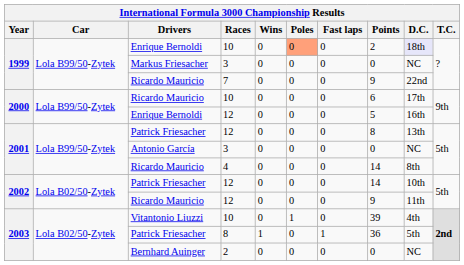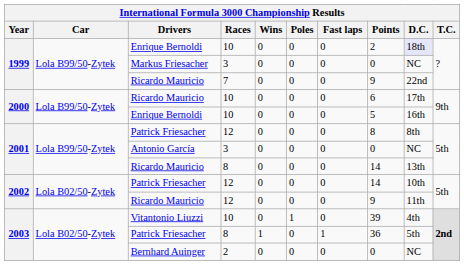(291, 46) lightsalmon background -> (291, 46) no background
(228, 114) 12 -> (228, 114) 10
(416, 131) 13th -> (413, 131) 8th
(226, 166) 4 -> (226, 166) 8
(413, 166) 8th -> (416, 166) 13th
